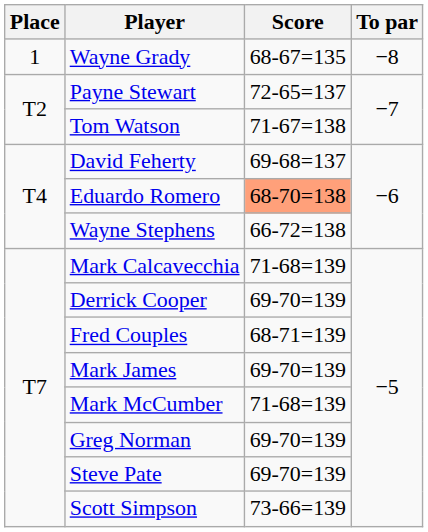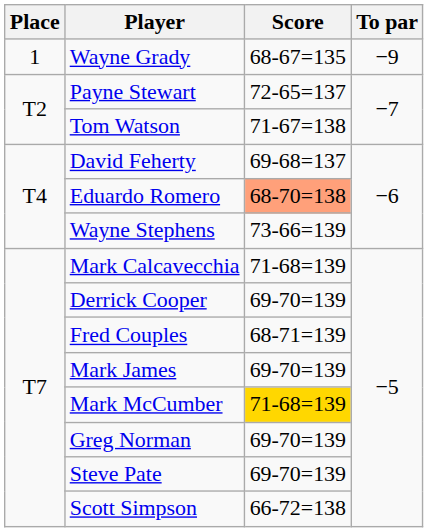(387, 56) −8 -> (387, 56) −9
(298, 230) 66-72=138 -> (298, 230) 73-66=139
(298, 404) no background -> (298, 404) gold background
(298, 508) 73-66=139 -> (298, 508) 66-72=138
